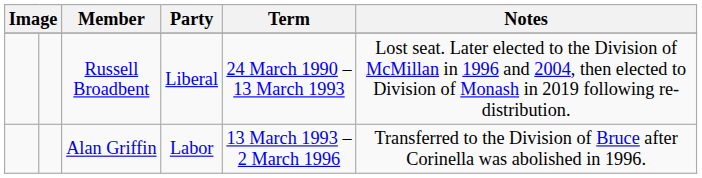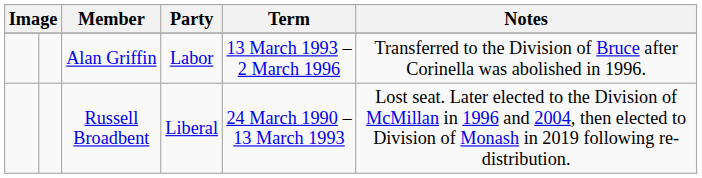rows swapped: (111, 78) <-> (111, 148)
